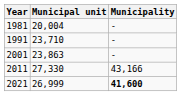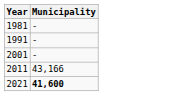- column: (69, 12)
